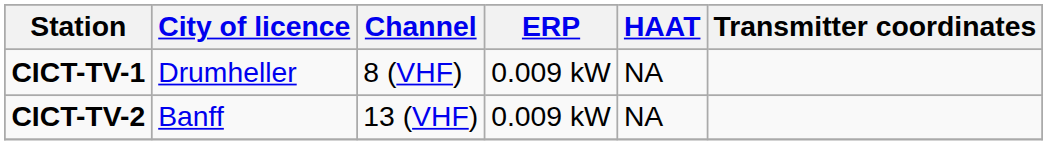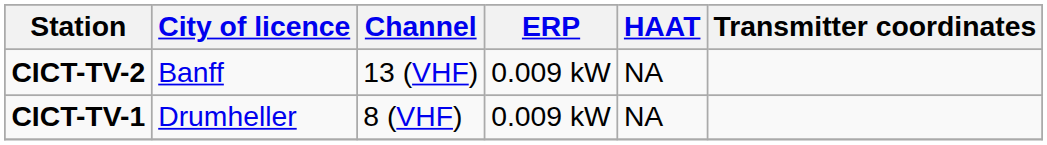rows swapped: (78, 71) <-> (78, 116)
